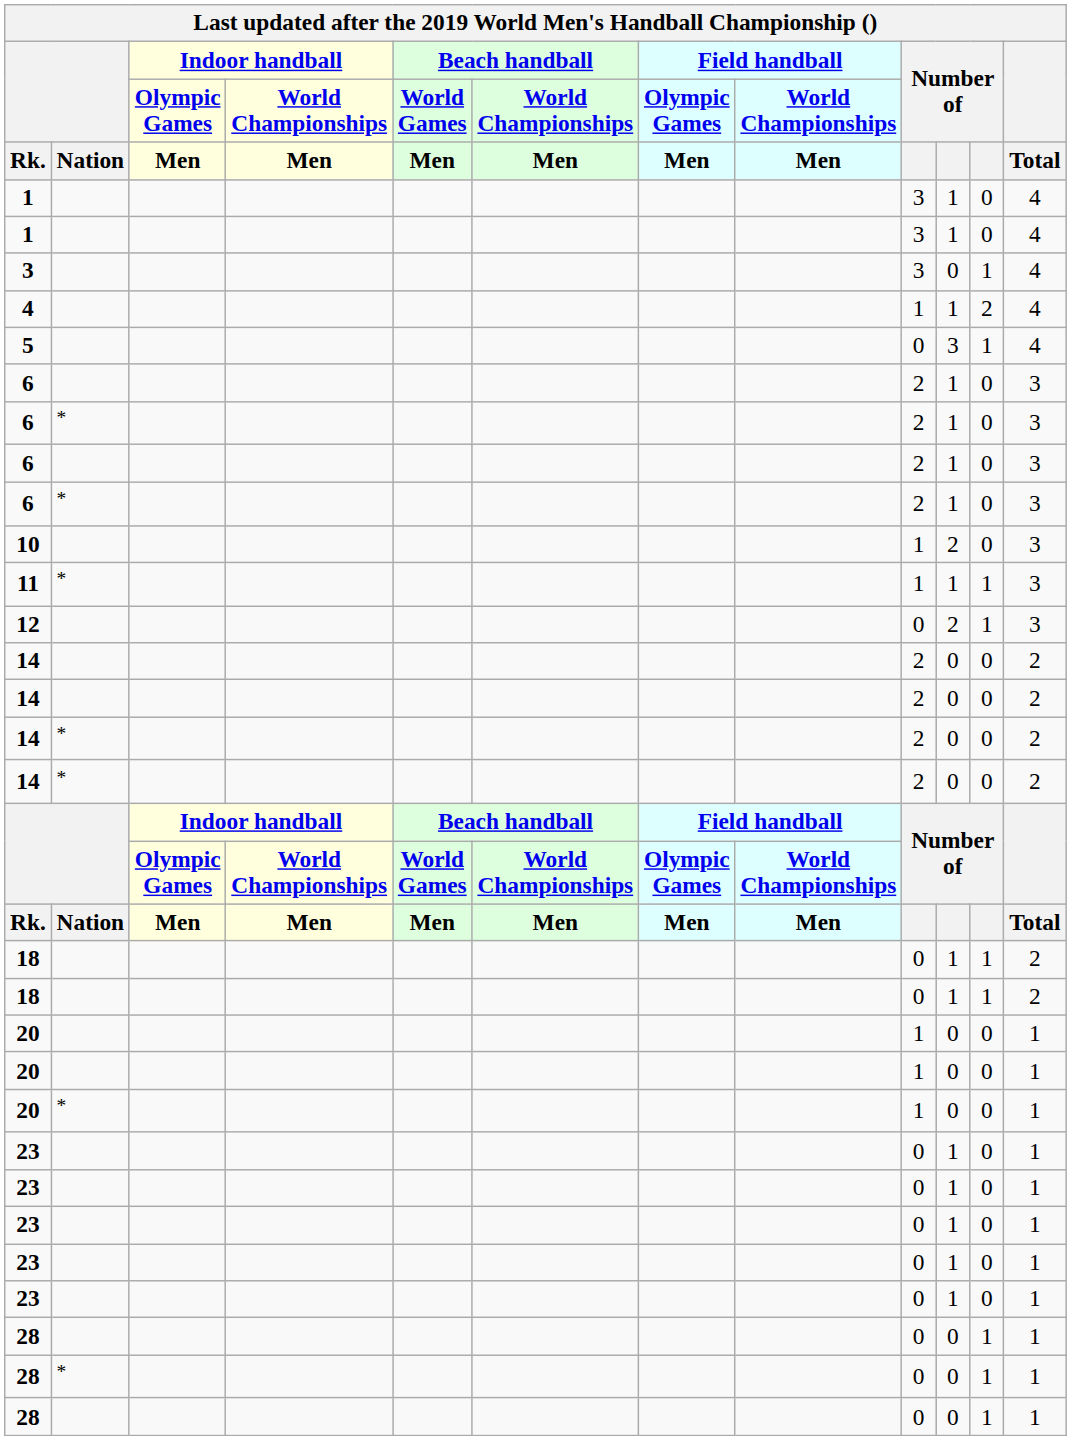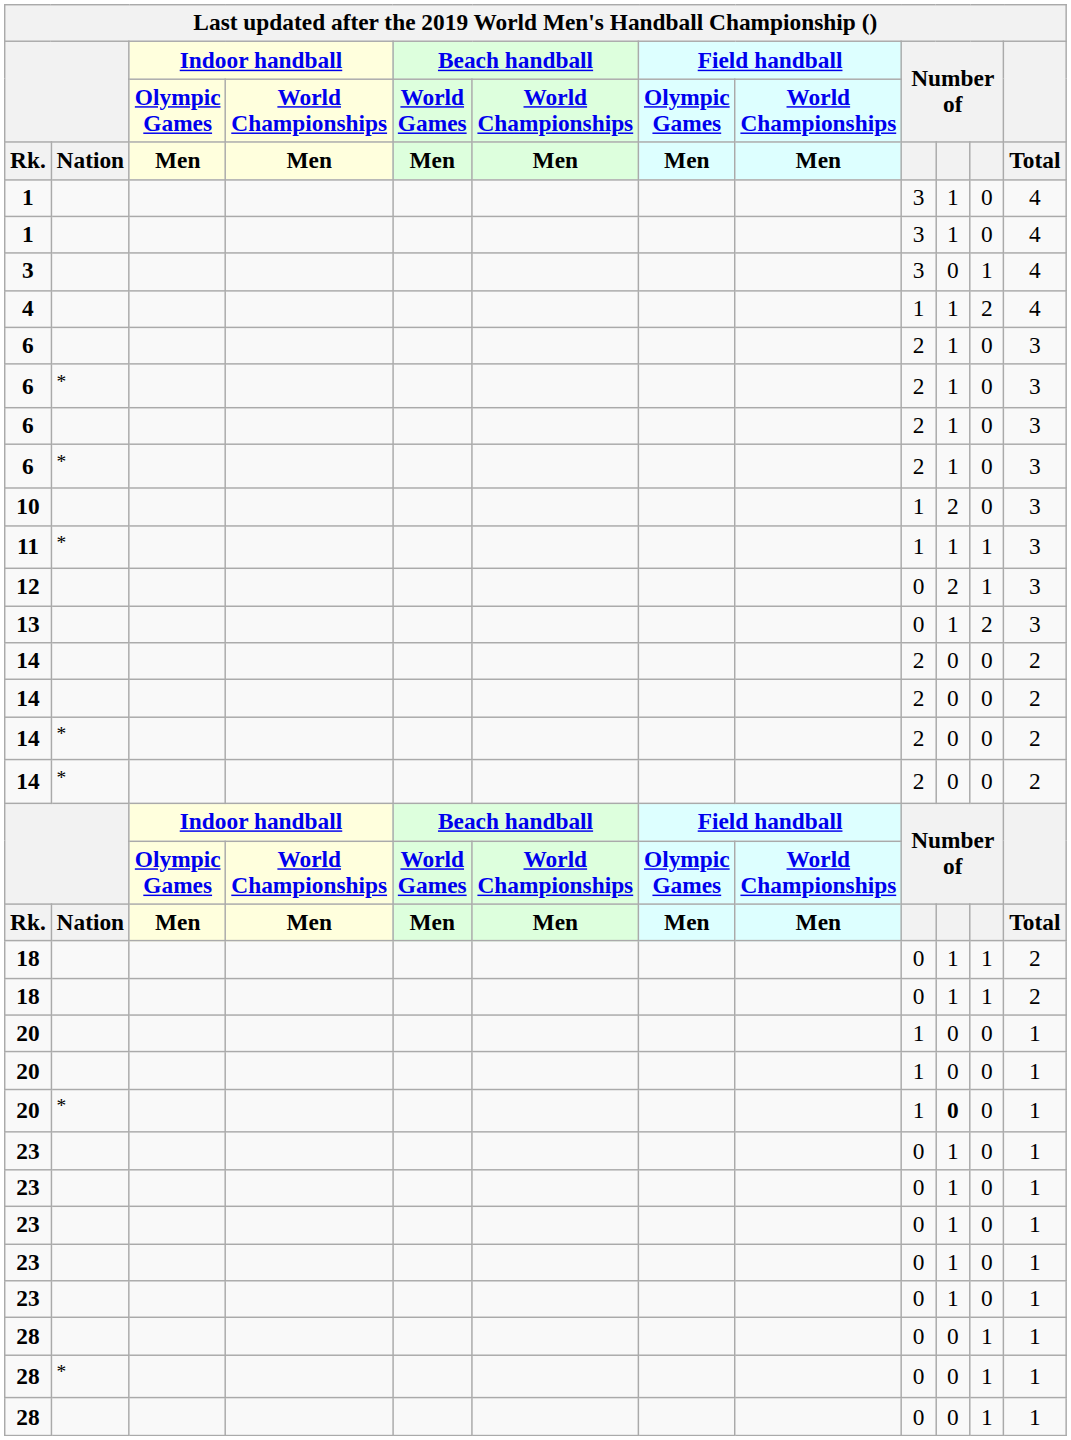- row: (28, 345)
+ row: (28, 623)
(953, 1110) normal -> (953, 1110) bold
